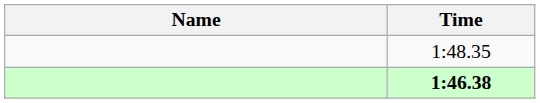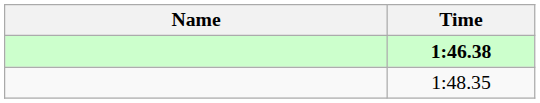rows swapped: (461, 82) <-> (461, 51)
